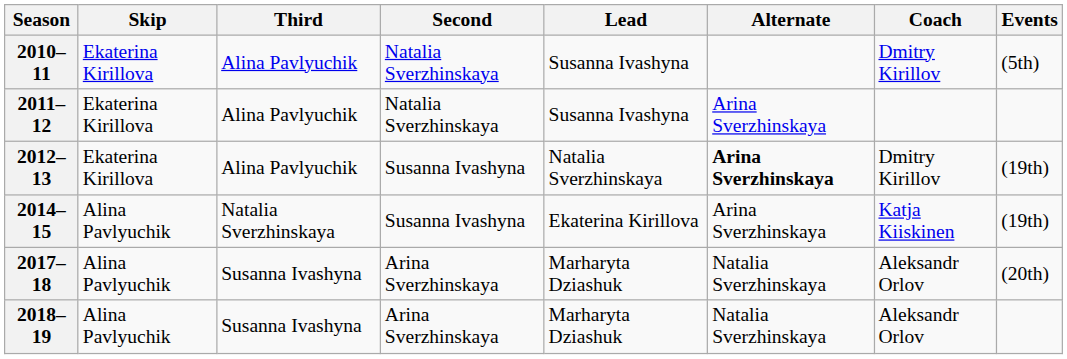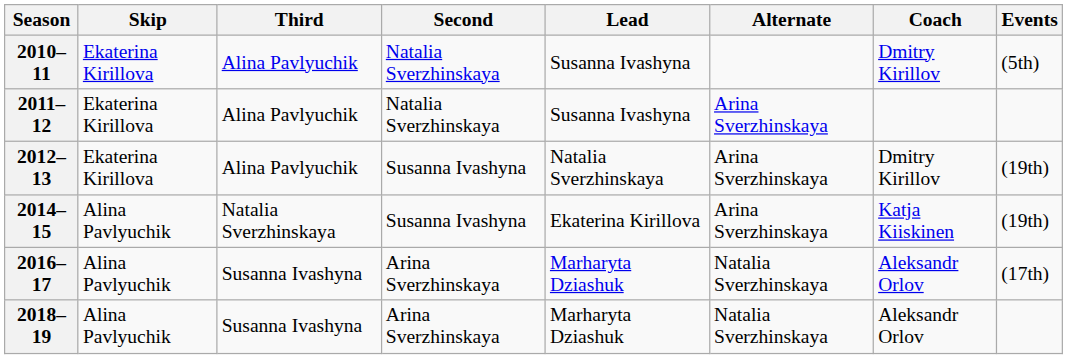(773, 167) bold -> (771, 167) normal
+ row: (41, 273)
- row: (41, 273)
